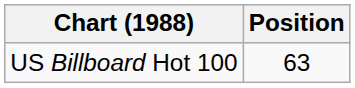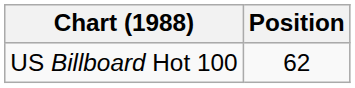(297, 62) 63 -> (297, 62) 62
